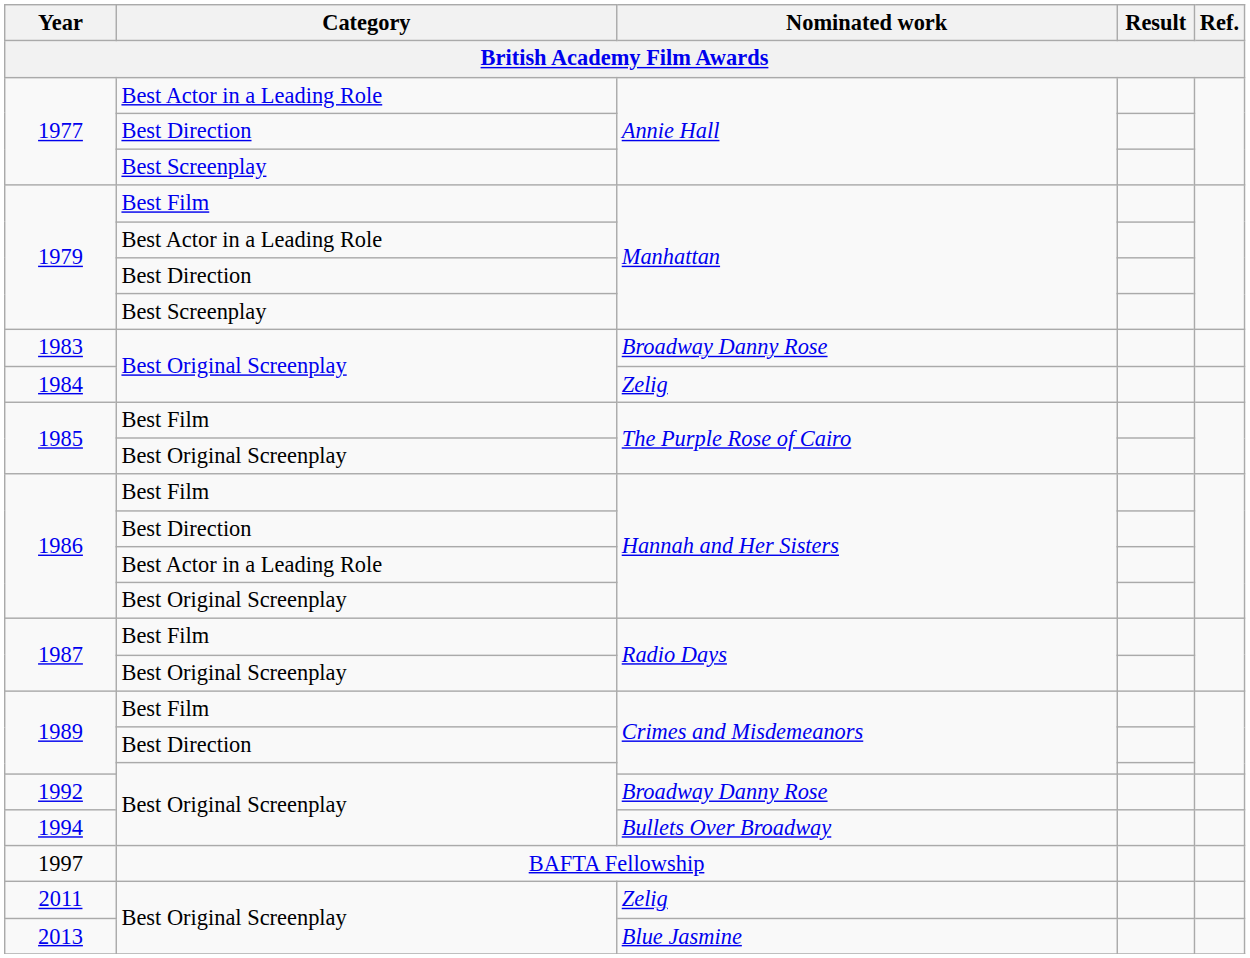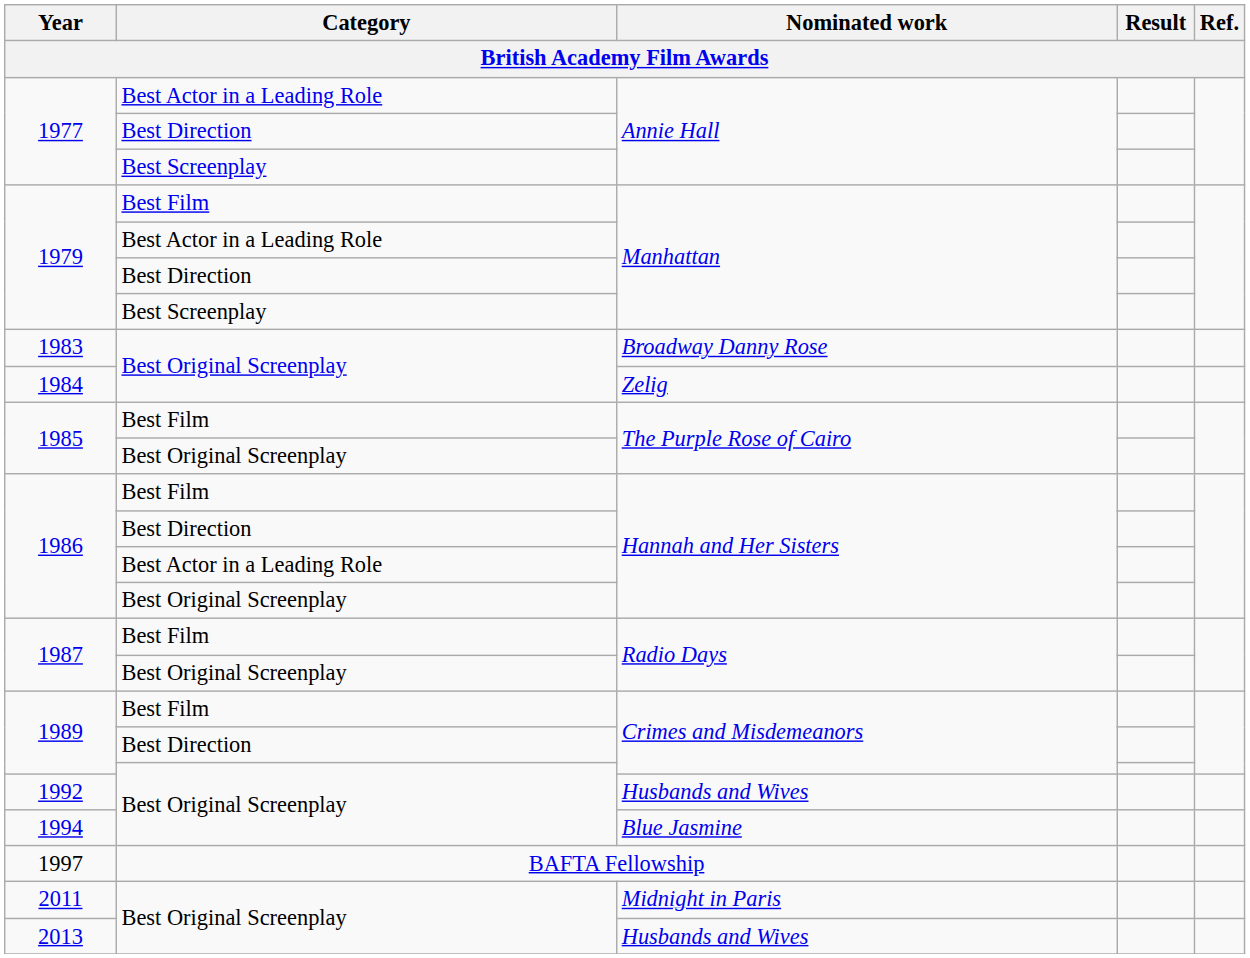(725, 790) Broadway Danny Rose -> (715, 790) Husbands and Wives
(726, 826) Bullets Over Broadway -> (682, 826) Blue Jasmine
(645, 899) Zelig -> (701, 899) Midnight in Paris
(682, 935) Blue Jasmine -> (715, 935) Husbands and Wives
